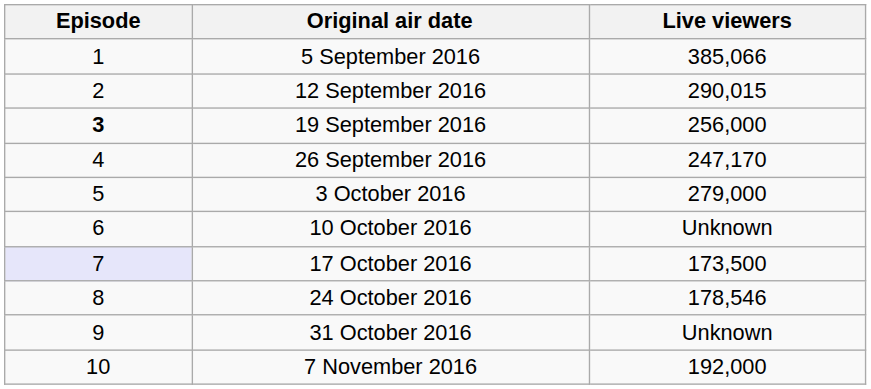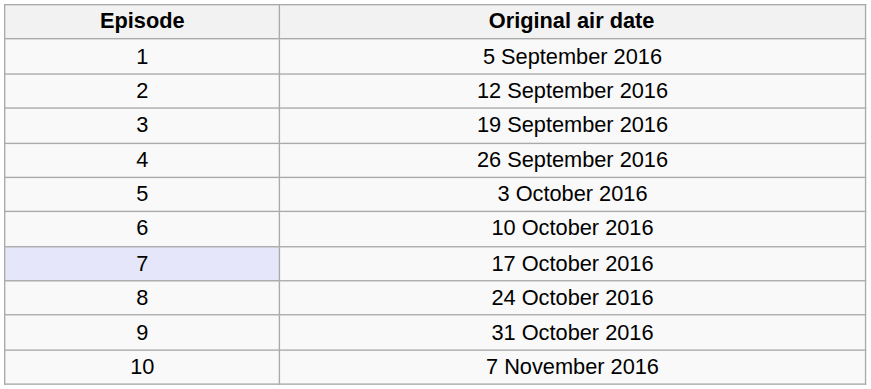- column: (727, 21)
(98, 125) bold -> (142, 125) normal
